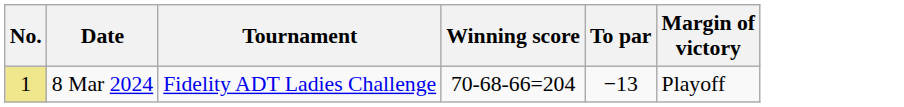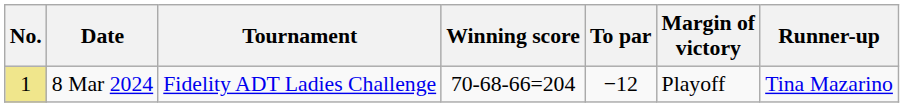+ column: (829, 35)
(621, 84) −13 -> (621, 84) −12
